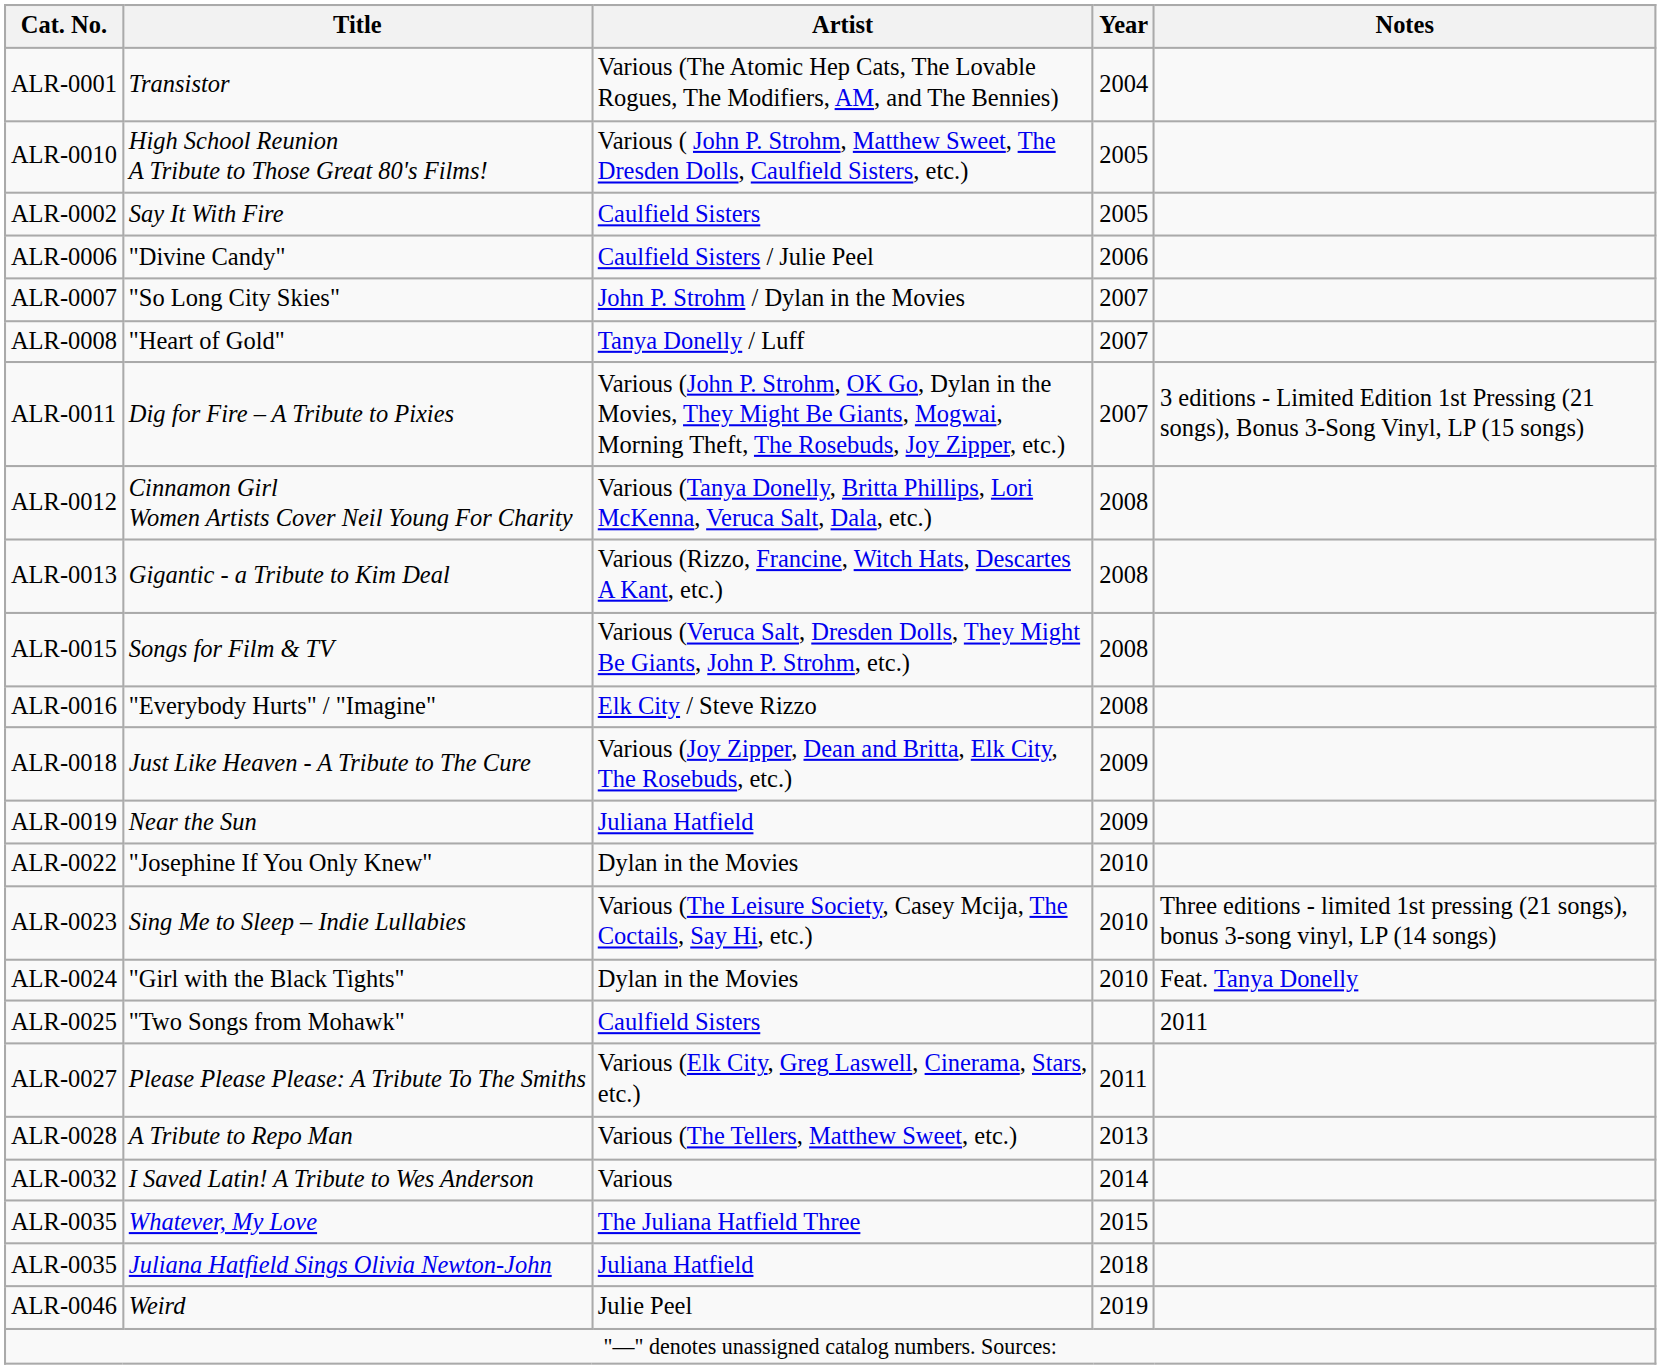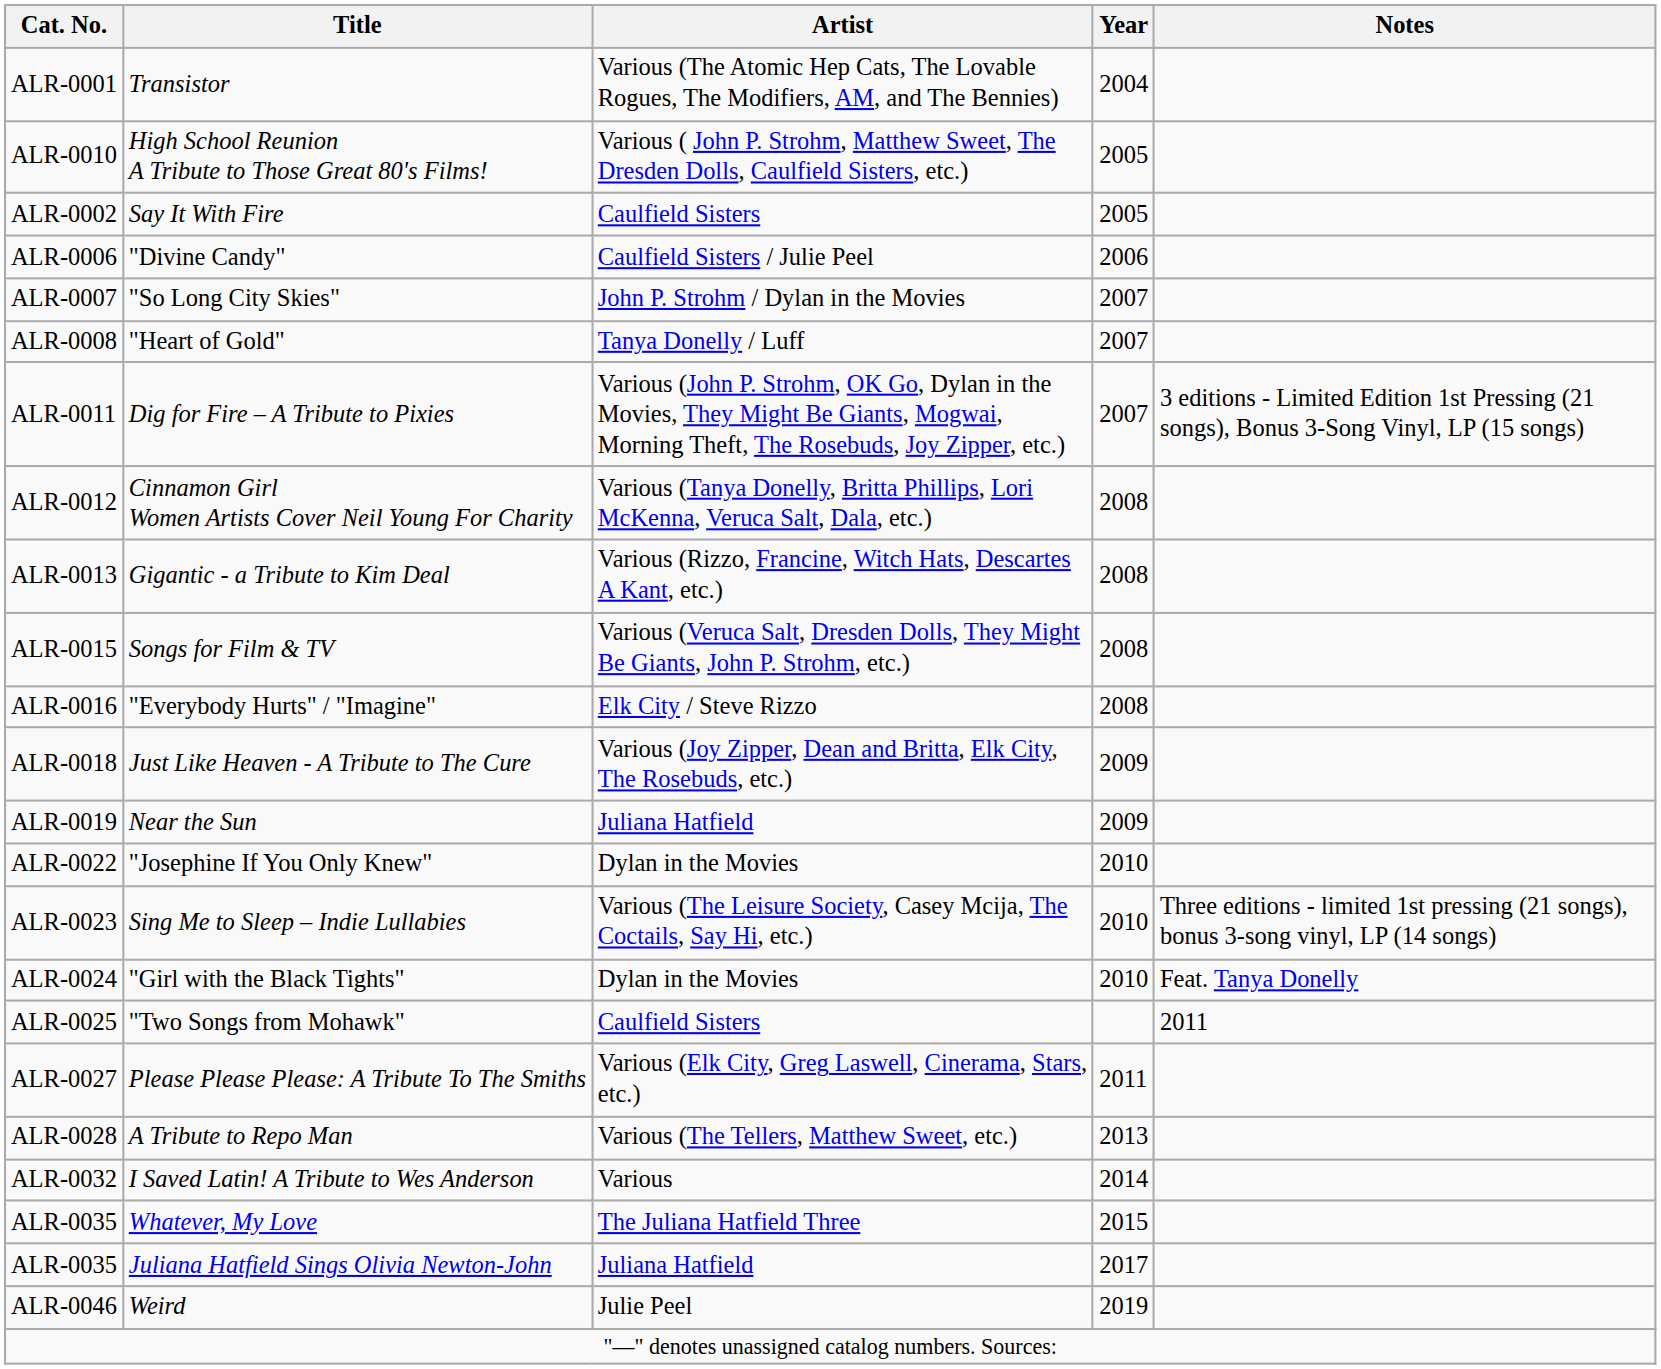(1124, 1264) 2018 -> (1124, 1264) 2017
